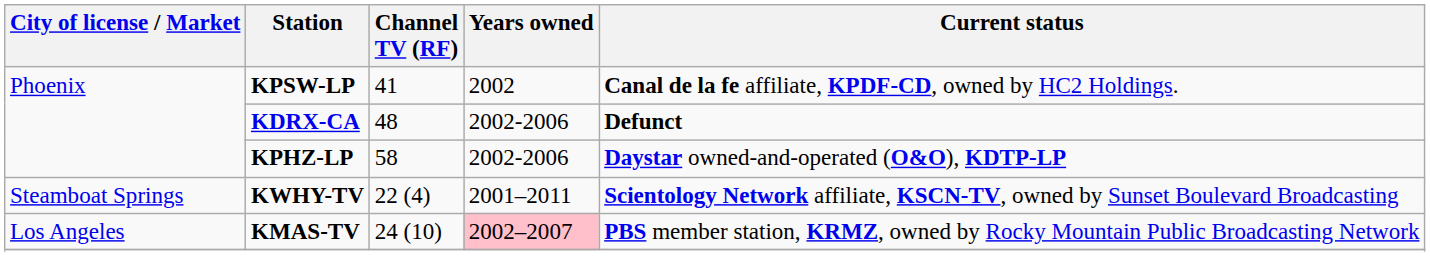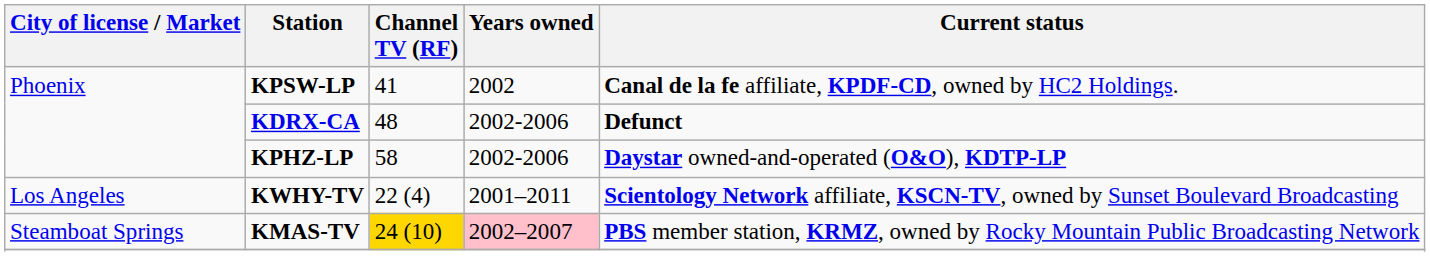(97, 194) Steamboat Springs -> (67, 194) Los Angeles
(67, 231) Los Angeles -> (97, 231) Steamboat Springs
(408, 231) no background -> (408, 231) gold background
